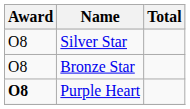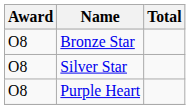rows swapped: (94, 41) <-> (98, 66)
(18, 91) bold -> (18, 91) normal
